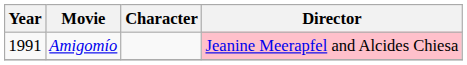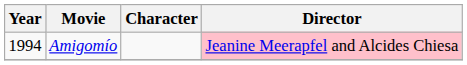(25, 45) 1991 -> (25, 45) 1994
